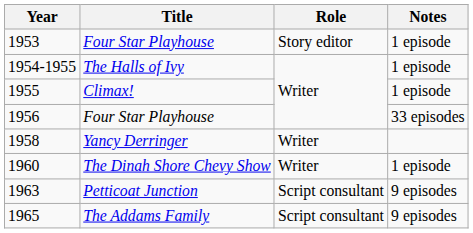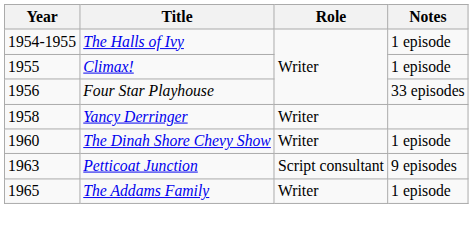- row: (24, 41)
(331, 215) Script consultant -> (298, 191) Writer
(424, 215) 9 episodes -> (421, 191) 1 episode
